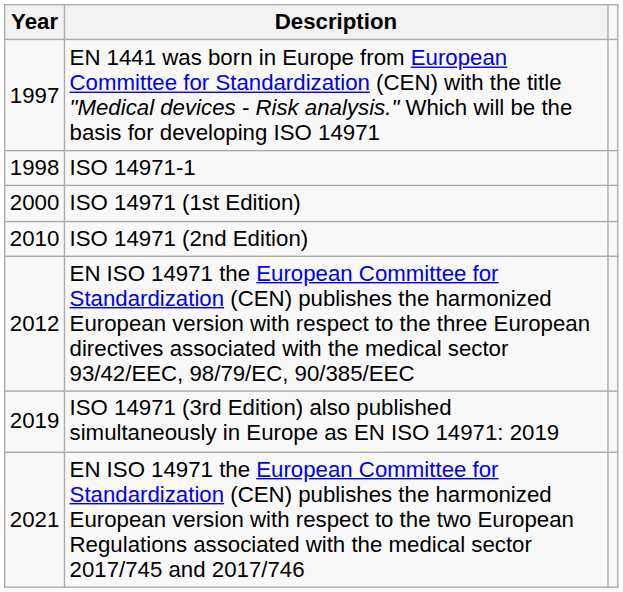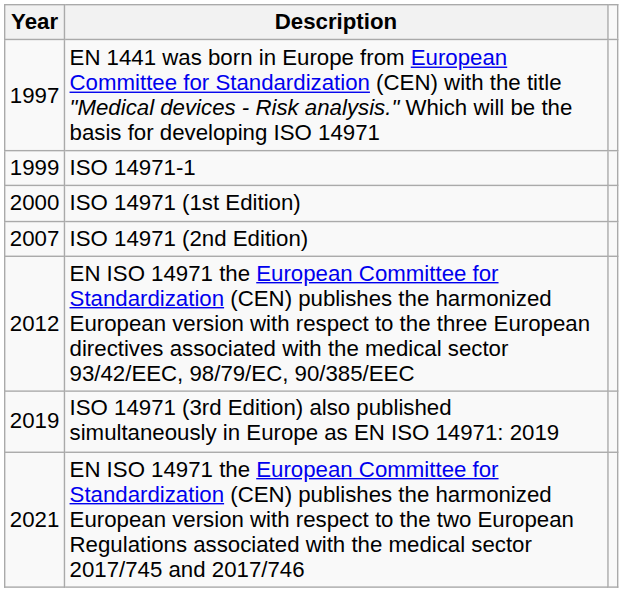(35, 167) 1998 -> (35, 167) 1999
(35, 238) 2010 -> (35, 238) 2007
